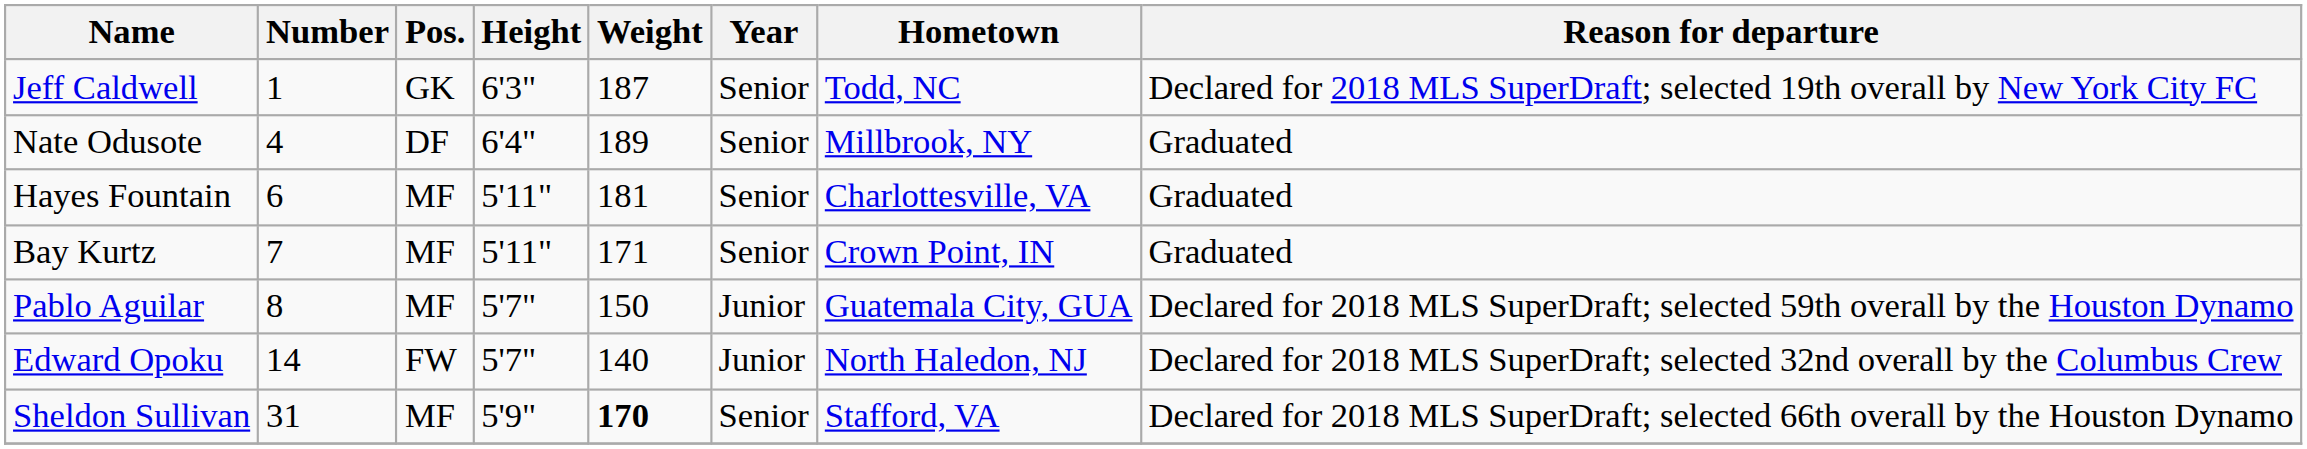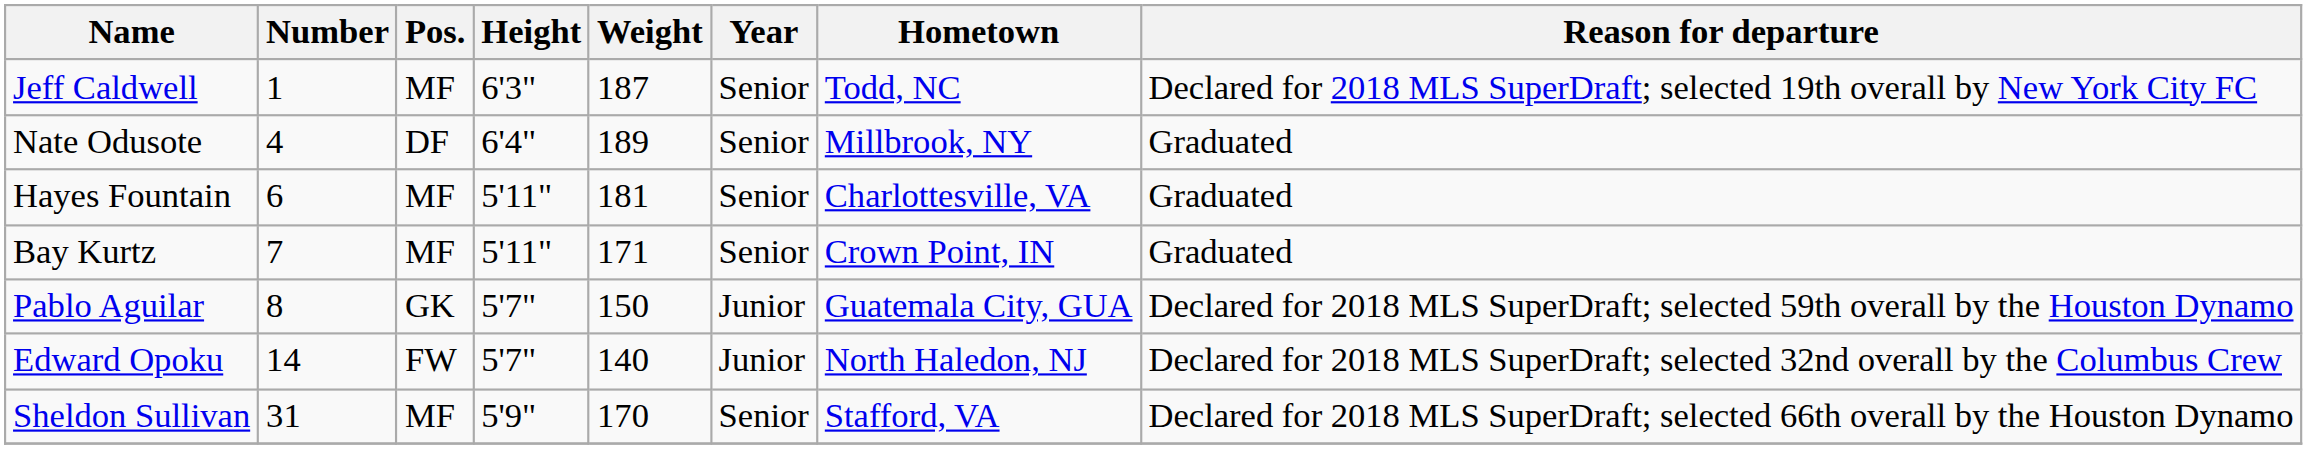(430, 86) GK -> (430, 86) MF
(430, 305) MF -> (430, 305) GK
(623, 415) bold -> (623, 415) normal
